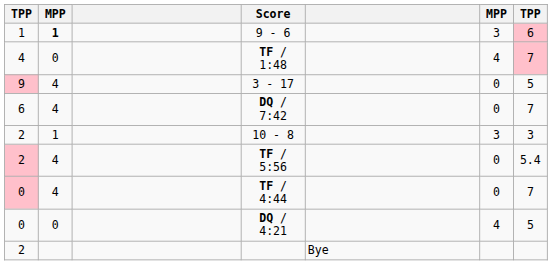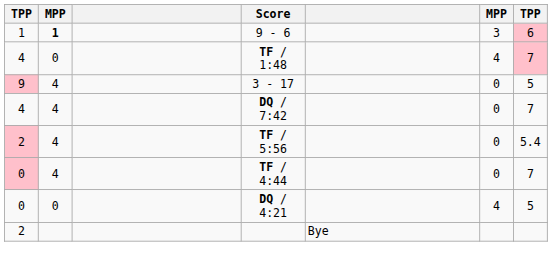(21, 109) 6 -> (21, 109) 4
- row: (273, 135)
